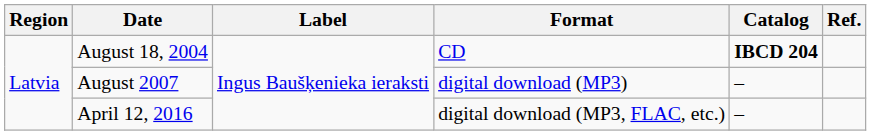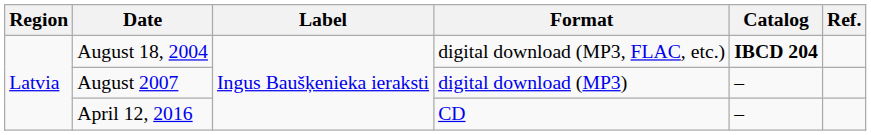(452, 51) CD -> (582, 51) digital download (MP3, FLAC, etc.)
(582, 113) digital download (MP3, FLAC, etc.) -> (452, 113) CD
